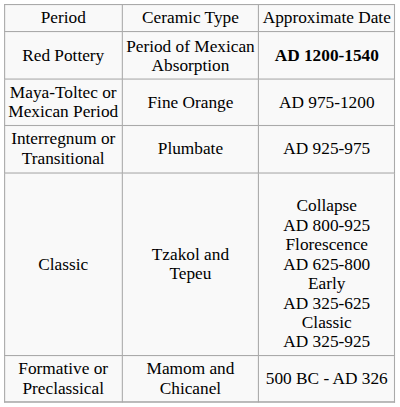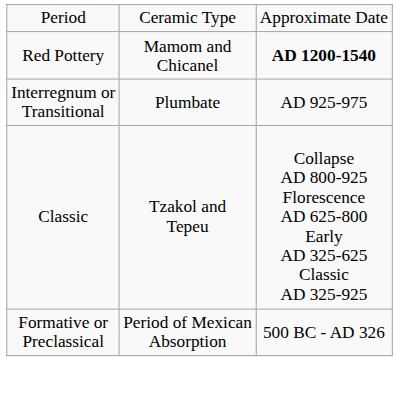(190, 55) Period of Mexican Absorption -> (188, 55) Mamom and Chicanel
- row: (63, 102)
(190, 378) Mamom and Chicanel -> (188, 331) Period of Mexican Absorption
